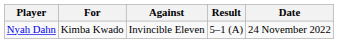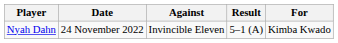columns swapped: (92, 13) <-> (289, 13)
